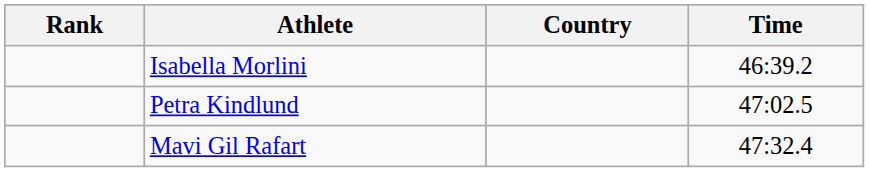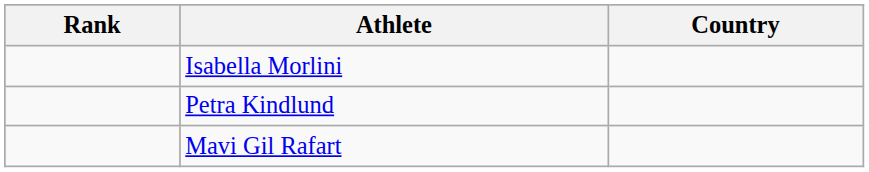- column: (776, 25)
